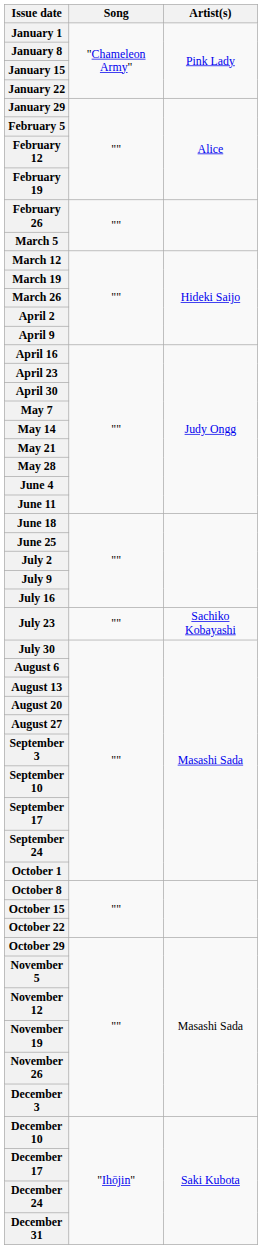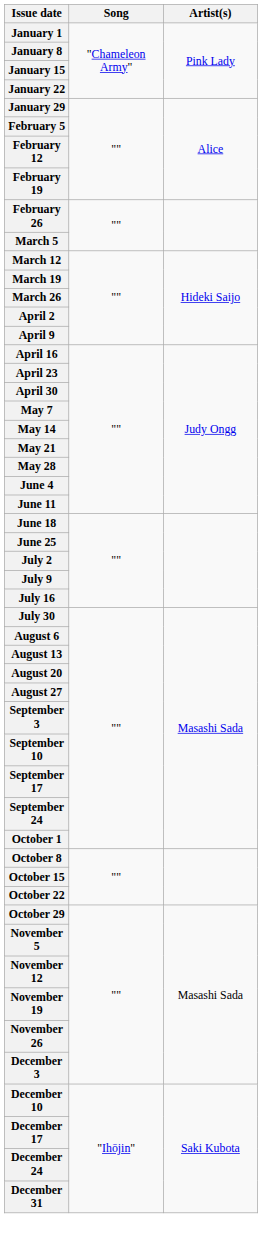- row: (37, 623)
